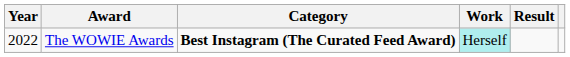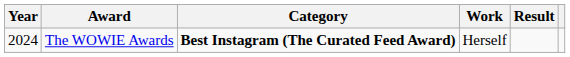(23, 40) 2022 -> (23, 40) 2024
(485, 40) paleturquoise background -> (485, 40) no background
